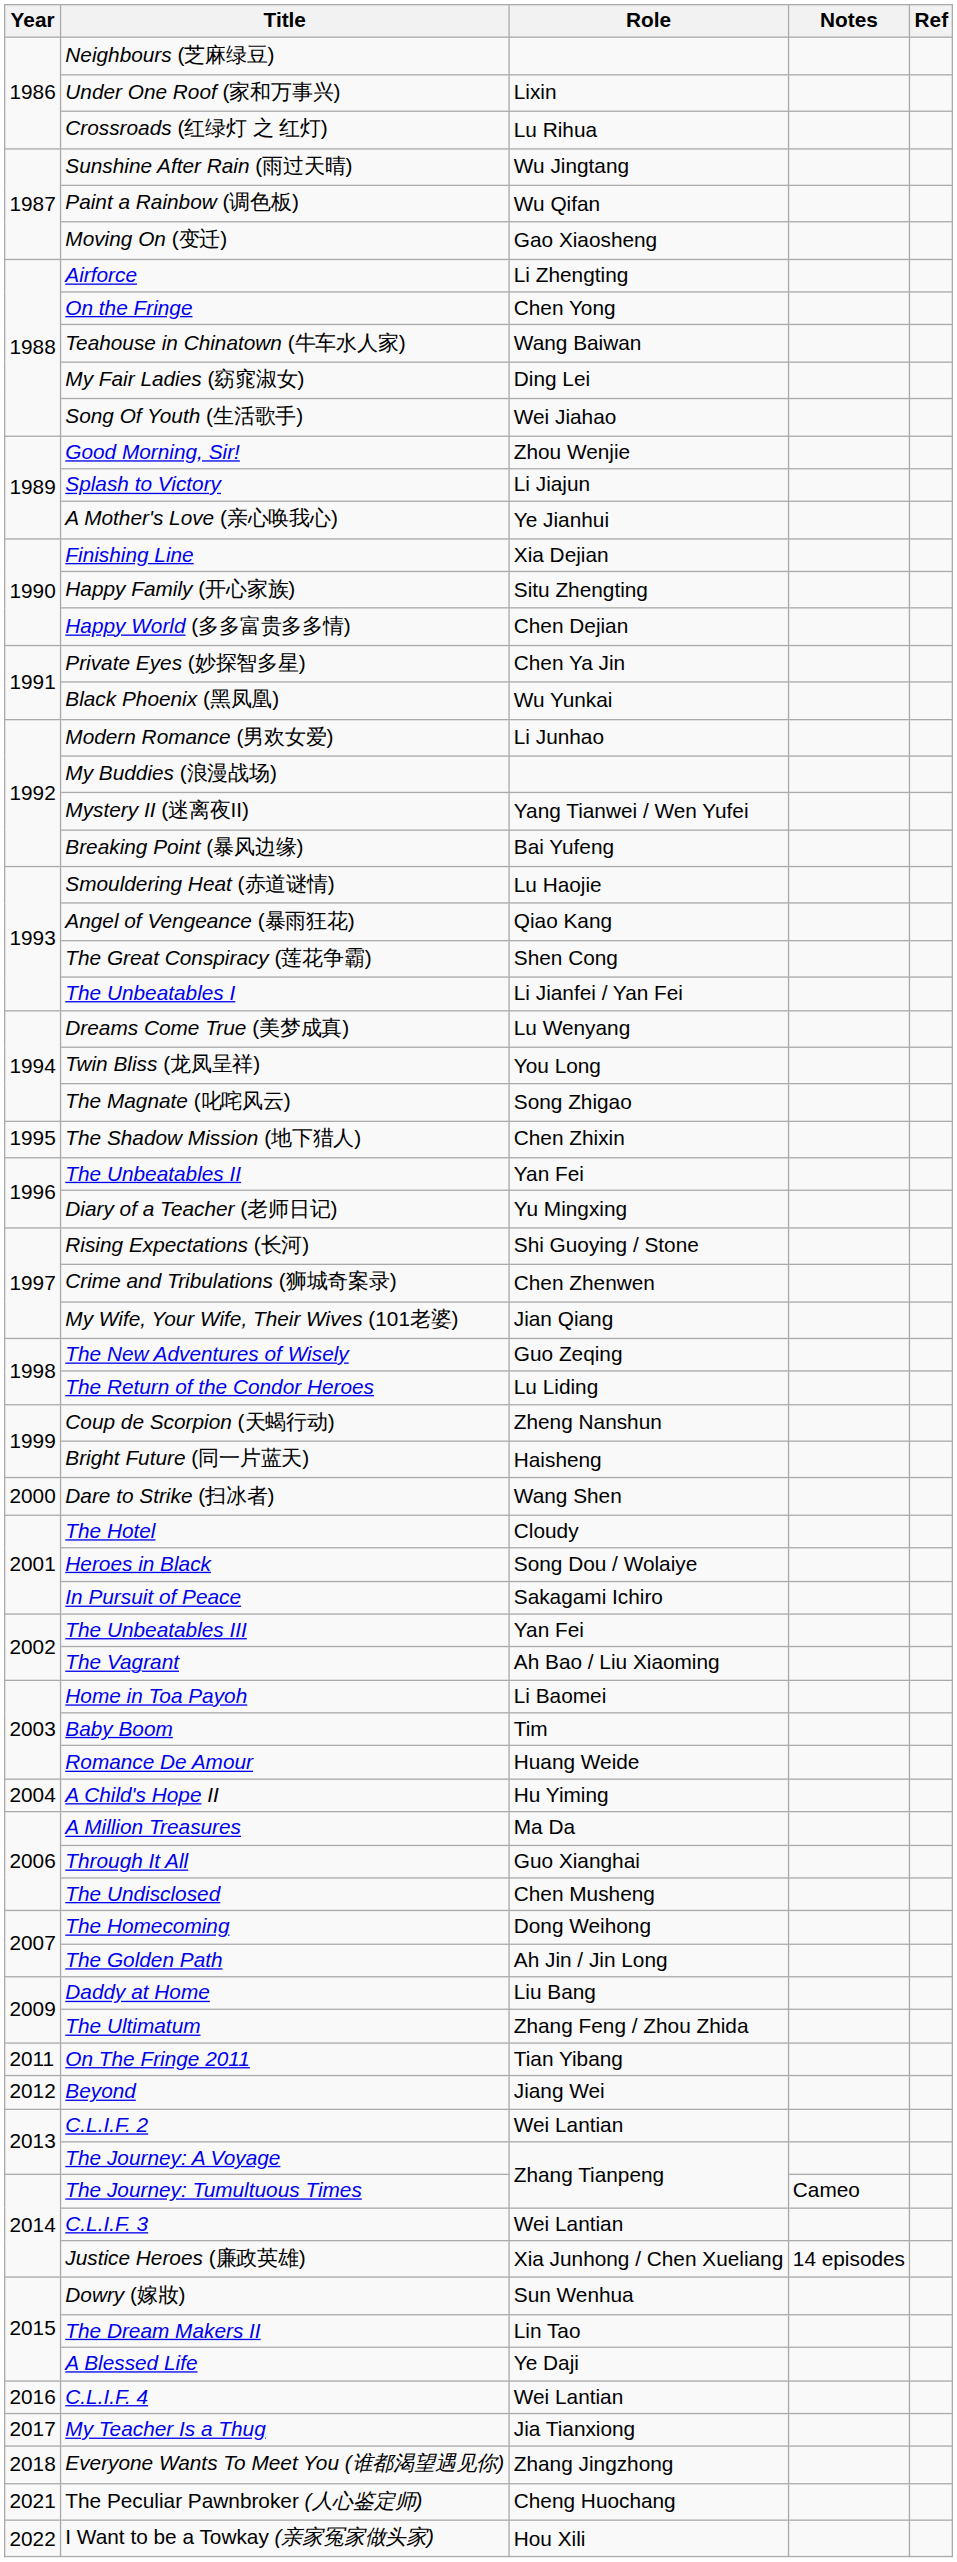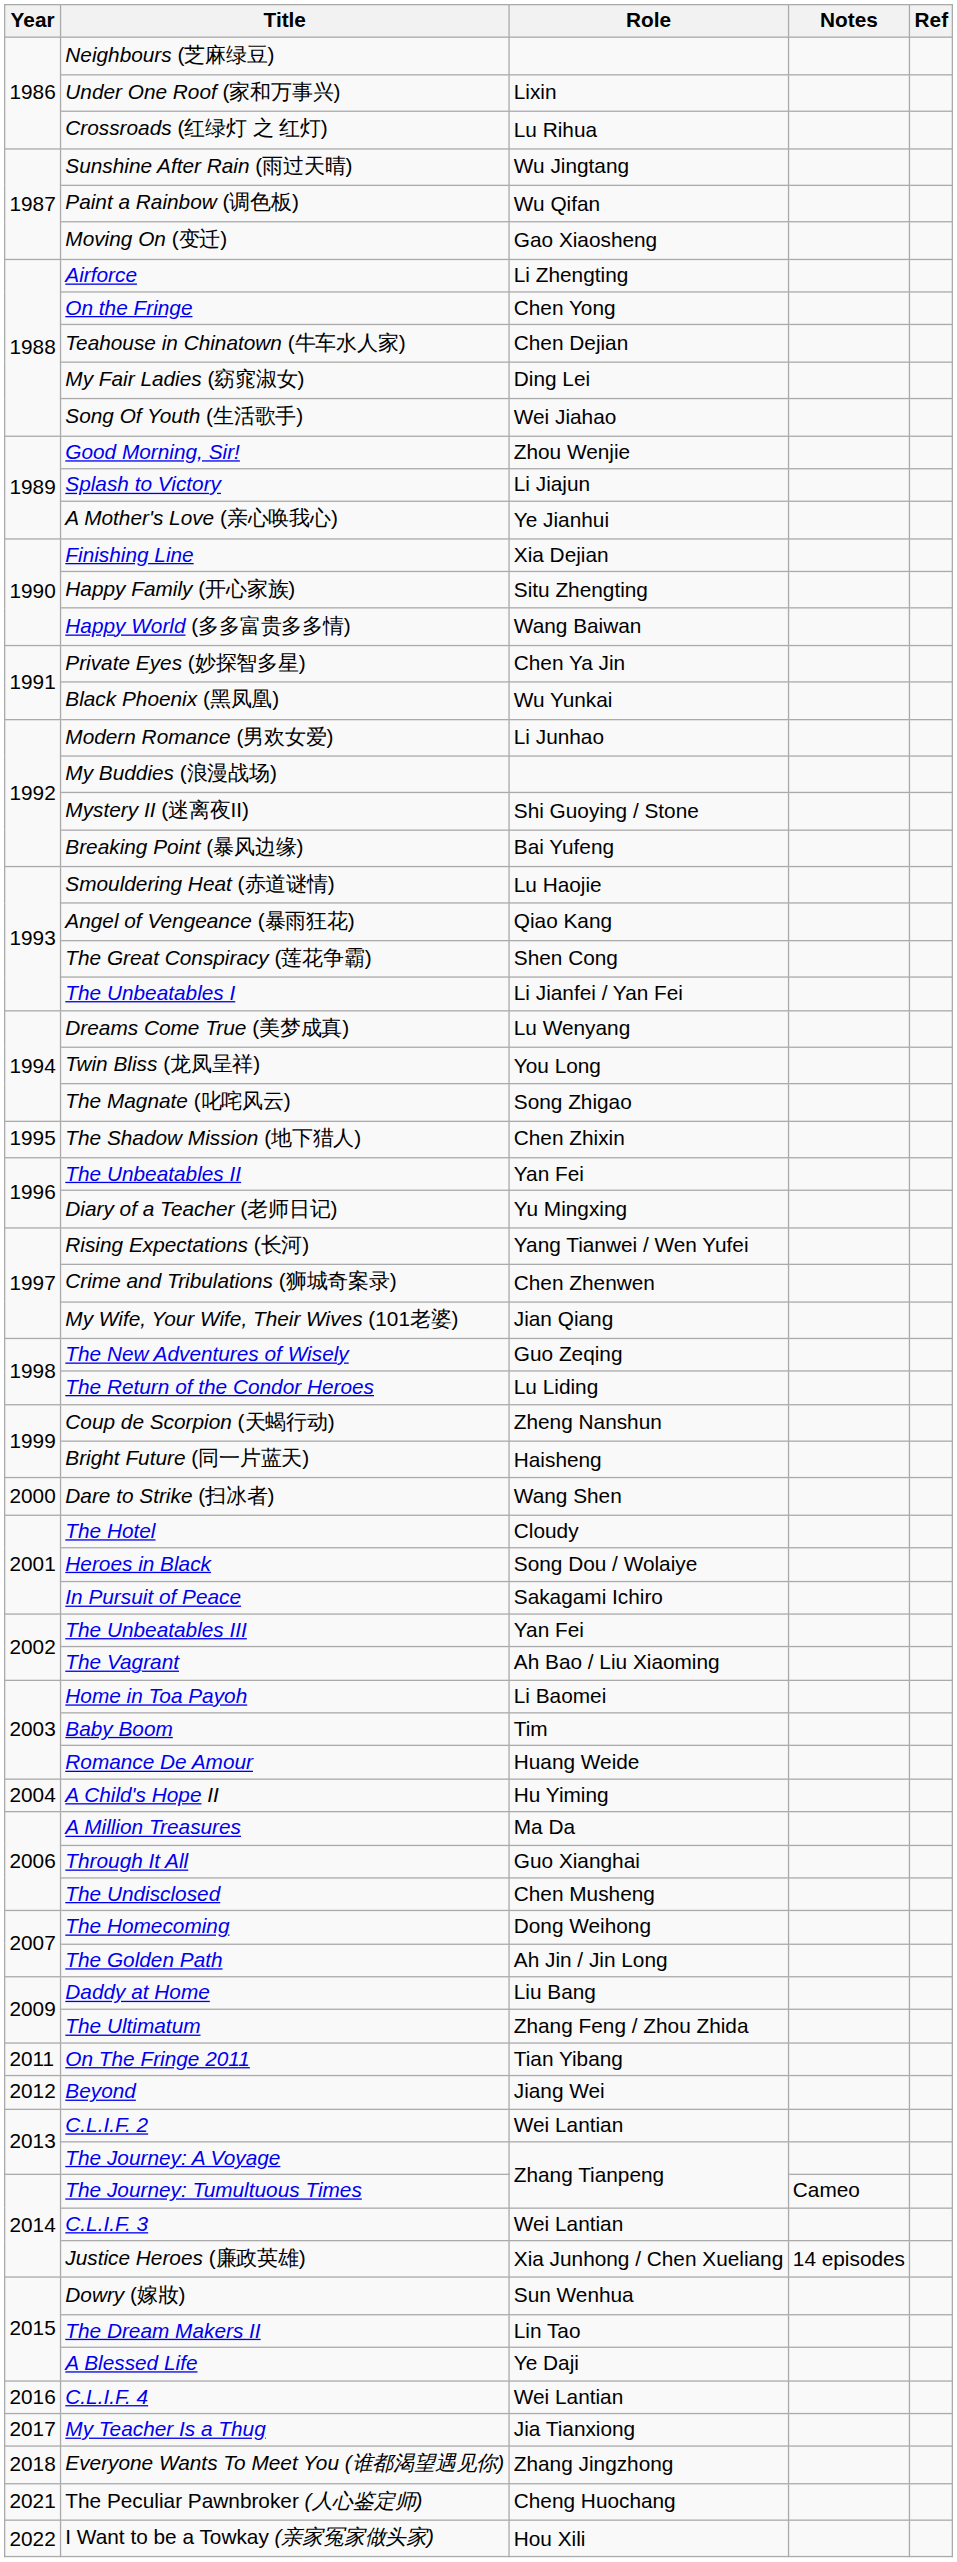(578, 343) Wang Baiwan -> (571, 343) Chen Dejian
(571, 626) Chen Dejian -> (578, 626) Wang Baiwan
(631, 811) Yang Tianwei / Wen Yufei -> (606, 811) Shi Guoying / Stone
(606, 1245) Shi Guoying / Stone -> (631, 1245) Yang Tianwei / Wen Yufei
